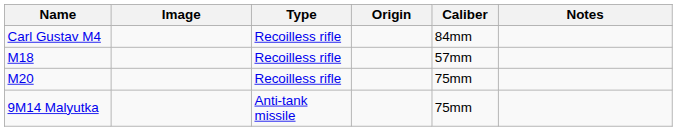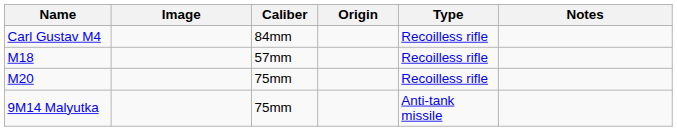columns swapped: (301, 15) <-> (465, 15)
